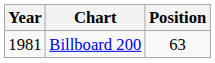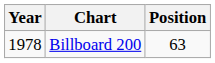(25, 44) 1981 -> (25, 44) 1978
